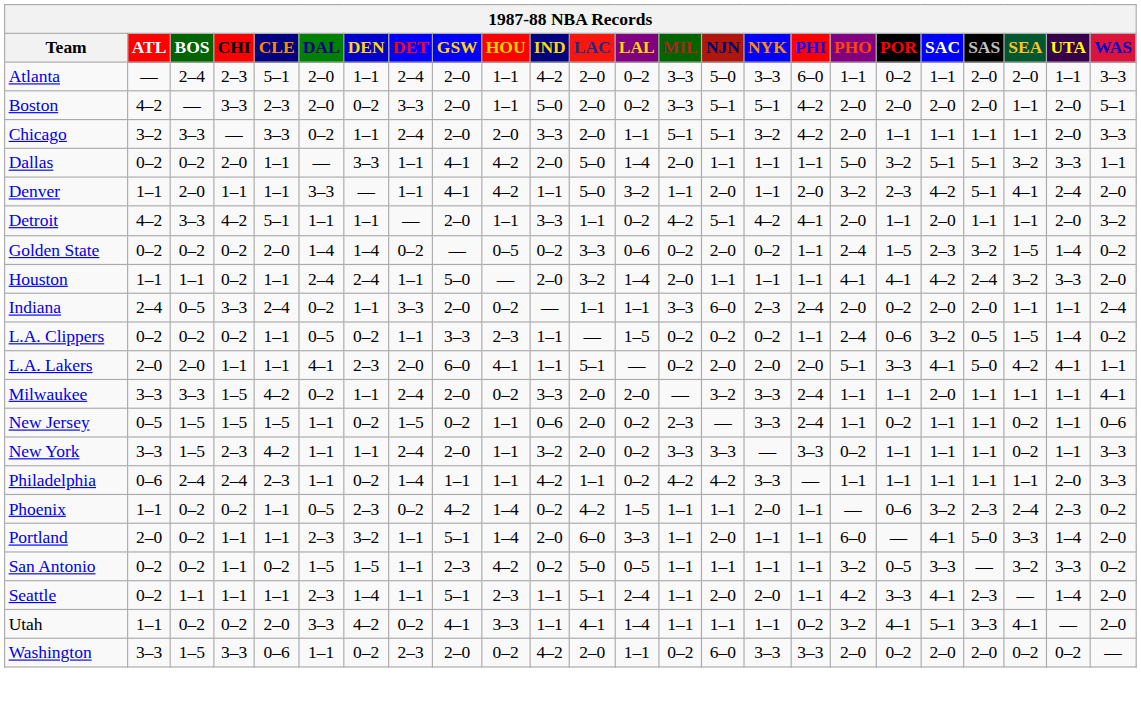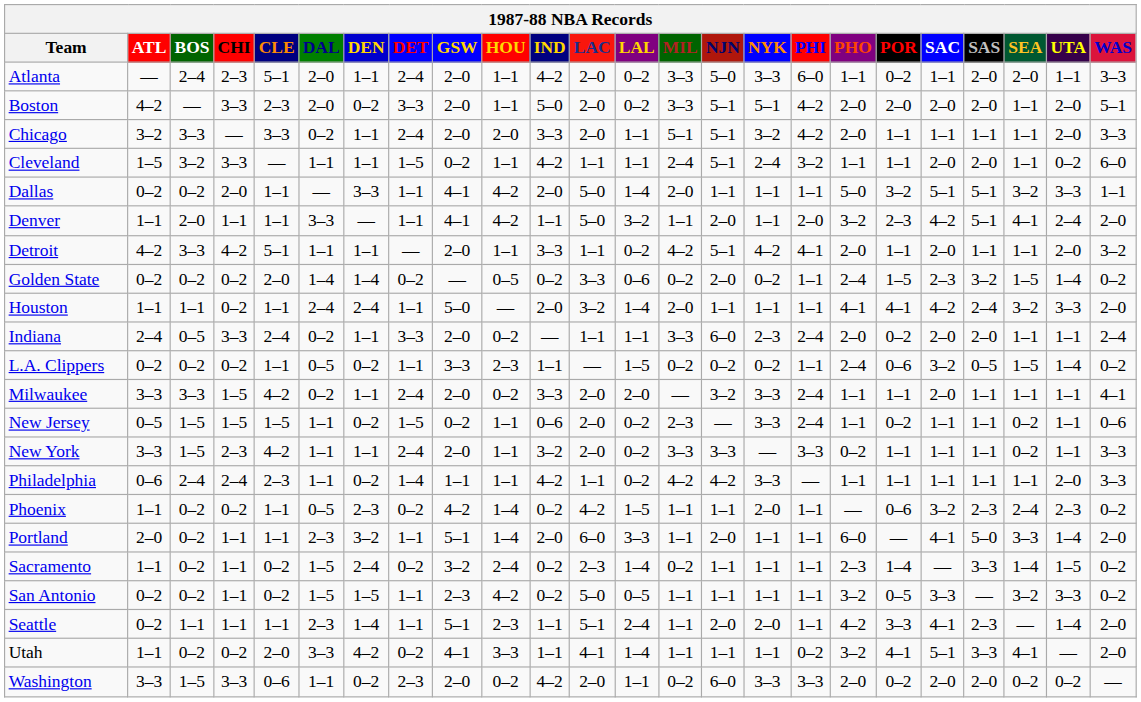+ row: (44, 163)
- row: (51, 364)
+ row: (50, 566)
